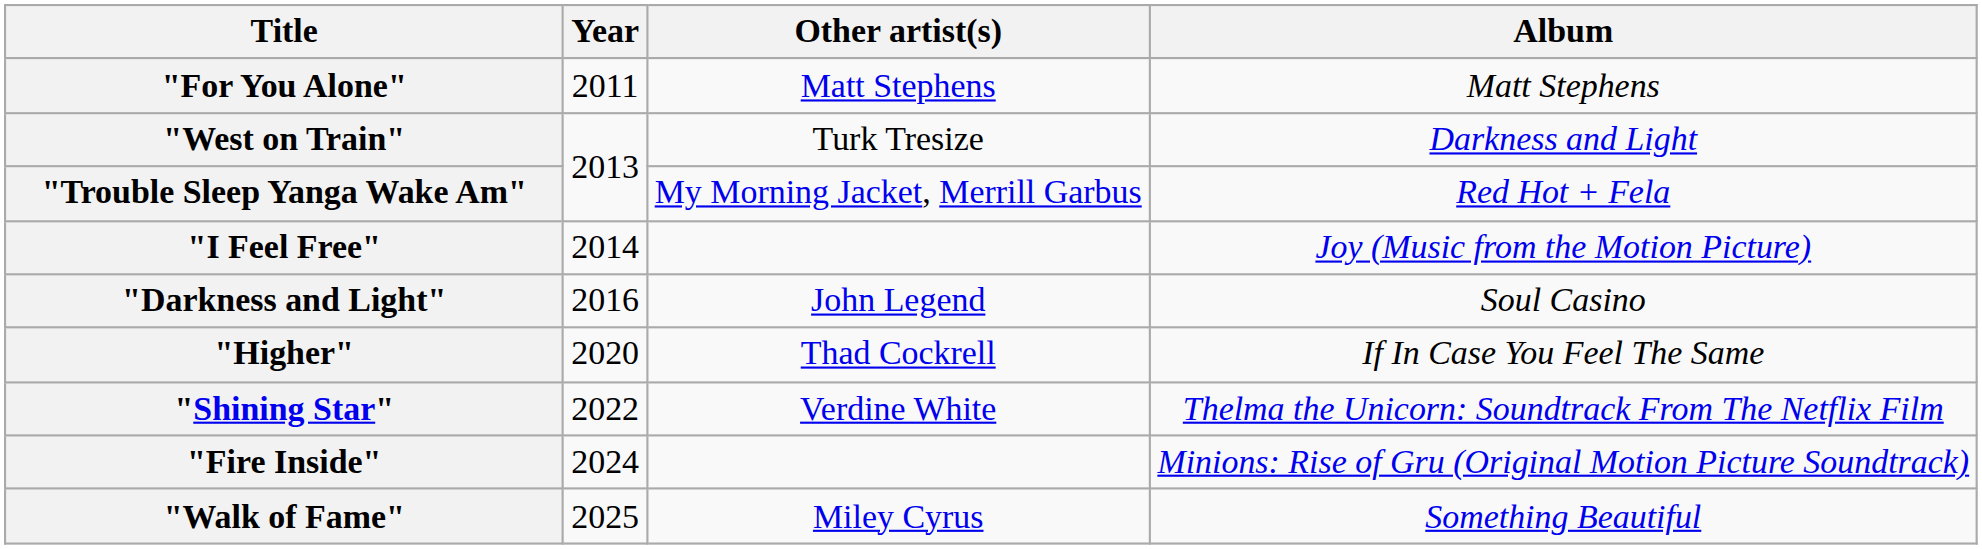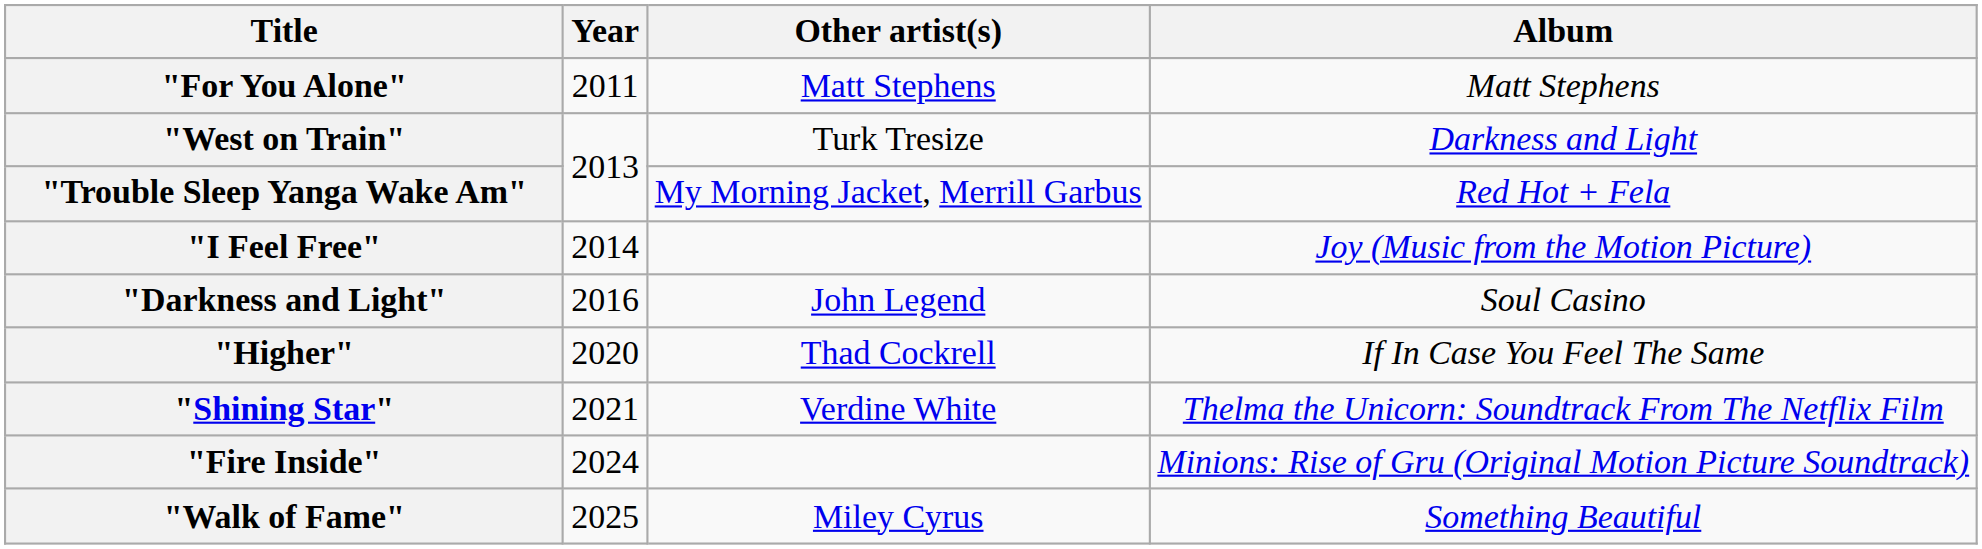(605, 407) 2022 -> (605, 407) 2021
